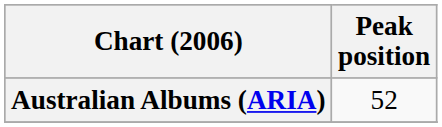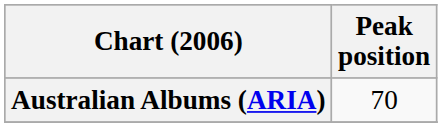(384, 99) 52 -> (384, 99) 70
